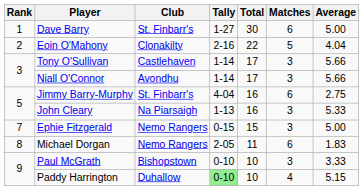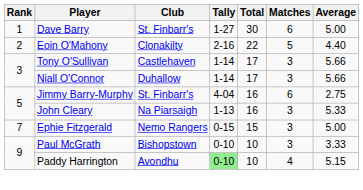(336, 45) 4.04 -> (336, 45) 4.40
(158, 78) Avondhu -> (159, 78) Duhallow
- row: (73, 144)
(159, 177) Duhallow -> (158, 161) Avondhu
